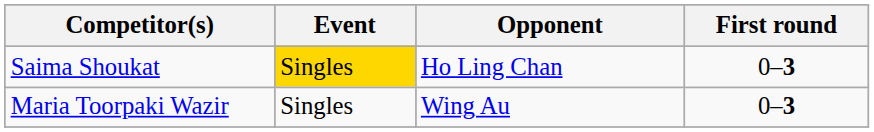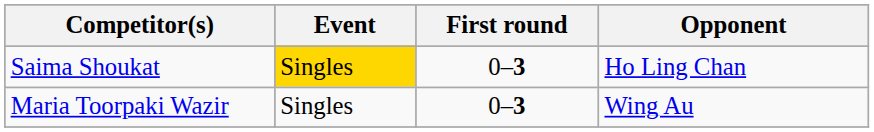columns swapped: (776, 25) <-> (550, 25)
